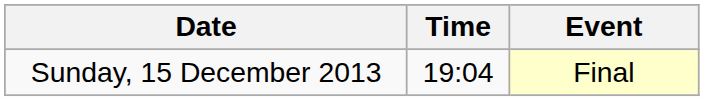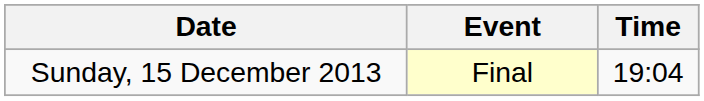columns swapped: (458, 26) <-> (604, 26)
